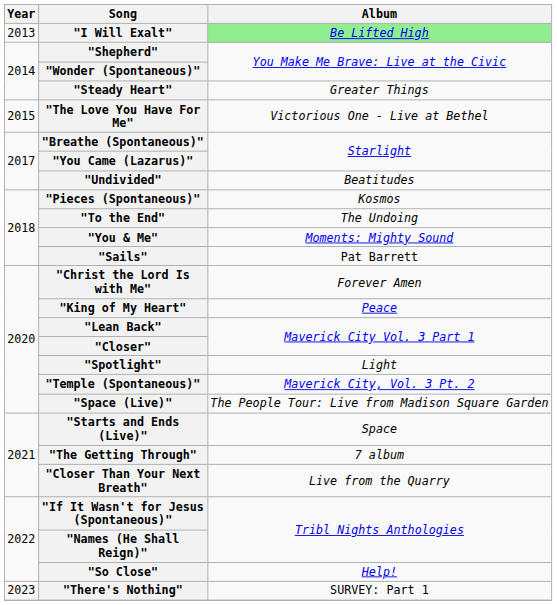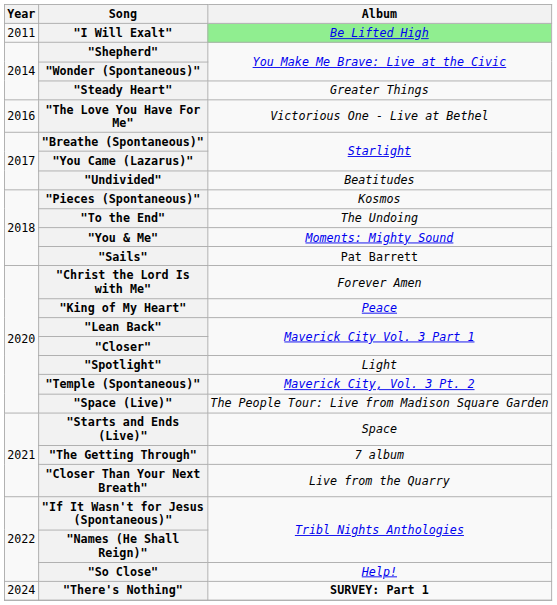(21, 33) 2013 -> (21, 33) 2011
(21, 116) 2015 -> (21, 116) 2016
(21, 591) 2023 -> (21, 591) 2024
(379, 591) normal -> (379, 591) bold
